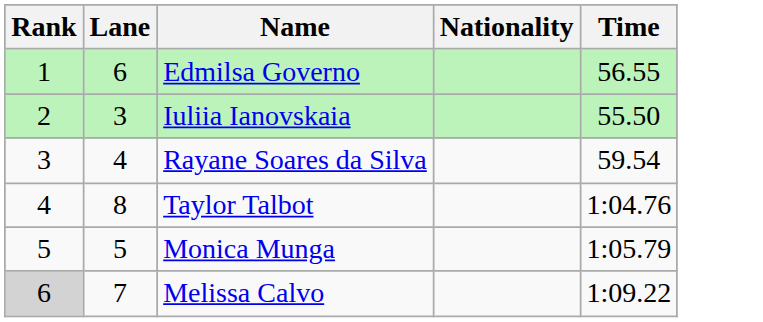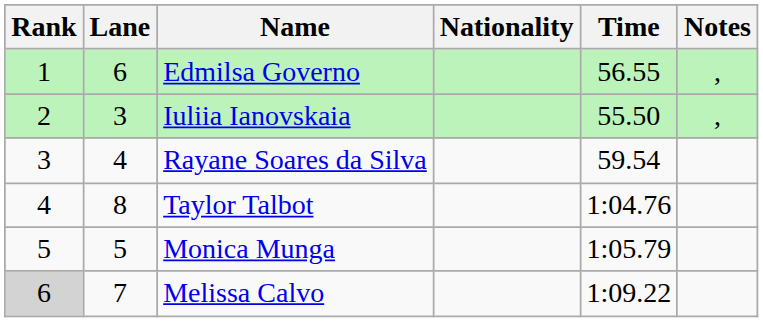+ column: (718, 26)
